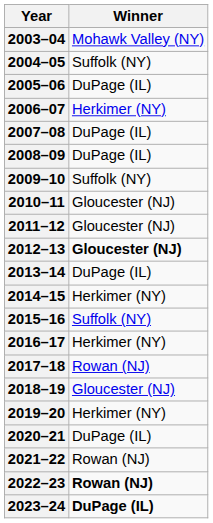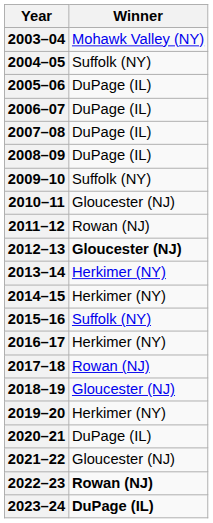(119, 109) Herkimer (NY) -> (112, 109) DuPage (IL)
(123, 226) Gloucester (NJ) -> (111, 226) Rowan (NJ)
(112, 272) DuPage (IL) -> (119, 272) Herkimer (NY)
(111, 459) Rowan (NJ) -> (123, 459) Gloucester (NJ)
